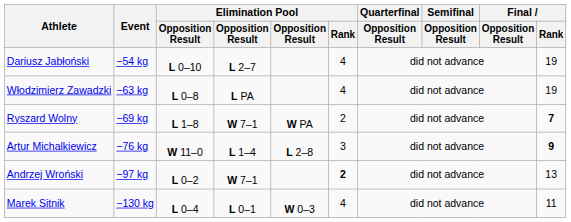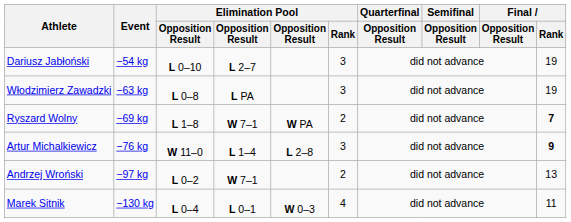(343, 62) 4 -> (343, 62) 3
(343, 90) 4 -> (343, 90) 3
(343, 175) bold -> (343, 175) normal
